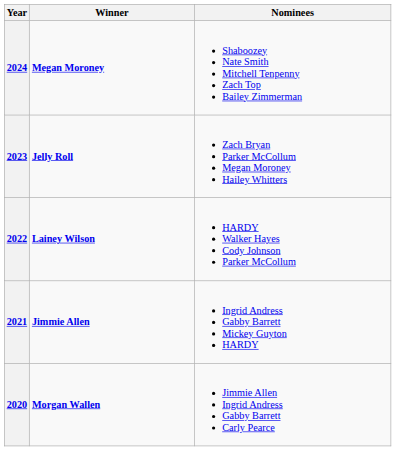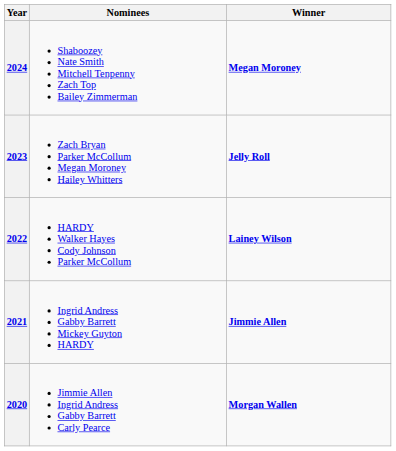columns swapped: (112, 12) <-> (293, 12)
